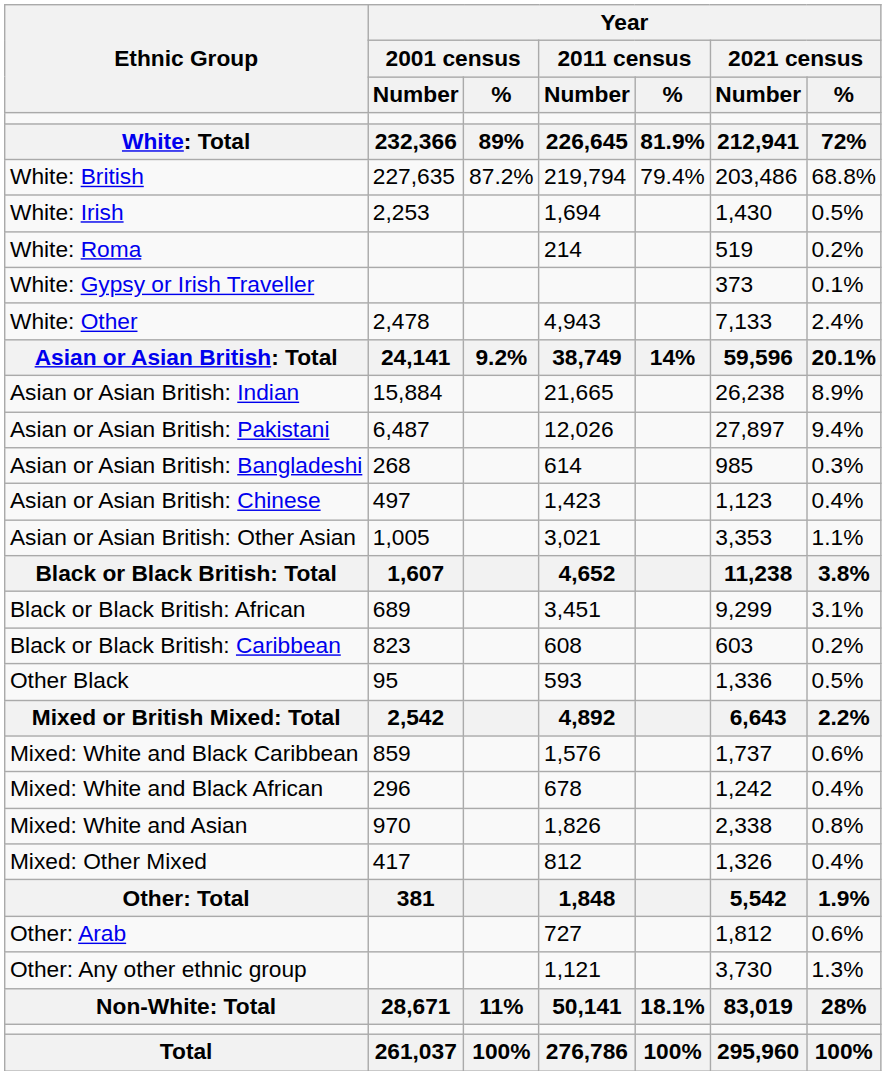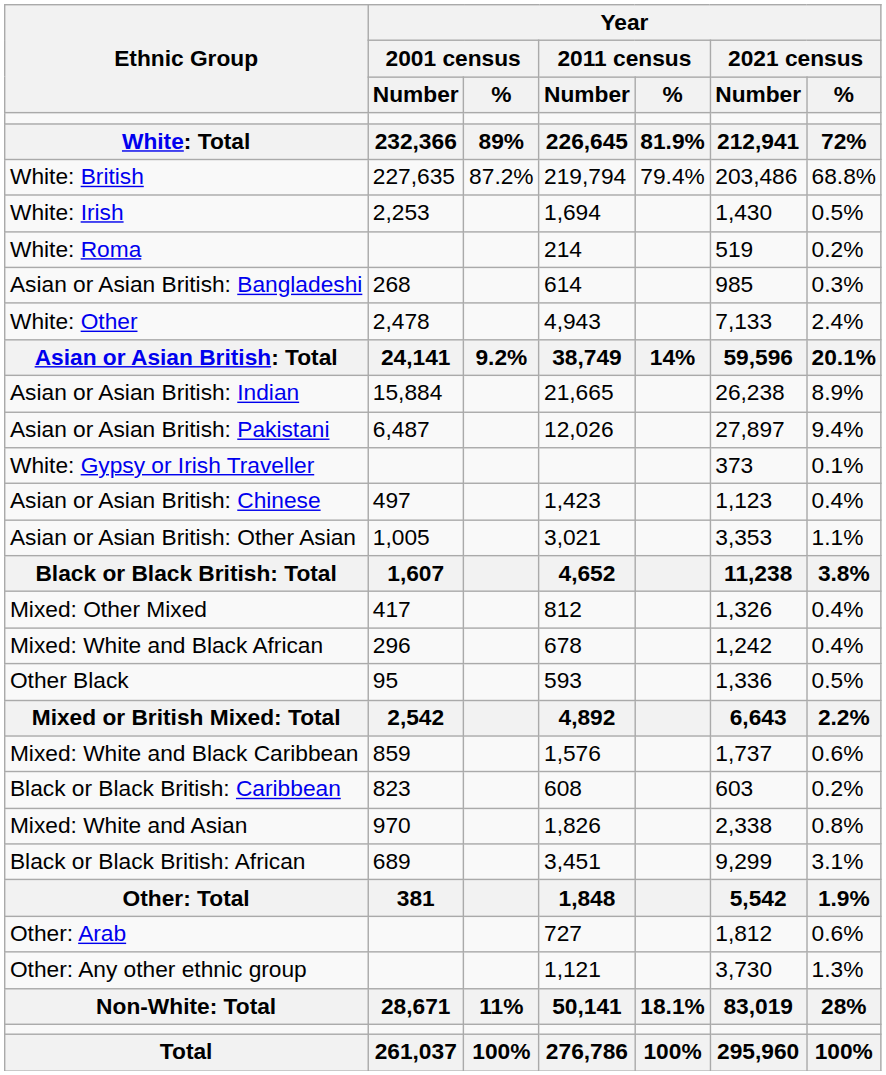rows swapped: (162, 285) <-> (186, 465)
rows swapped: (158, 609) <-> (108, 861)
rows swapped: (175, 645) <-> (167, 789)
